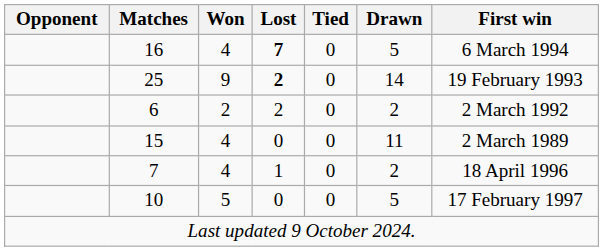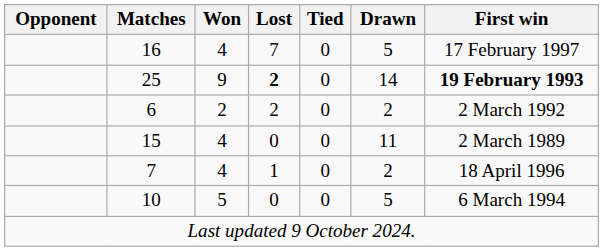(278, 49) bold -> (274, 49) normal
(515, 49) 6 March 1994 -> (512, 49) 17 February 1997
(515, 79) normal -> (512, 79) bold
(515, 200) 17 February 1997 -> (512, 200) 6 March 1994
